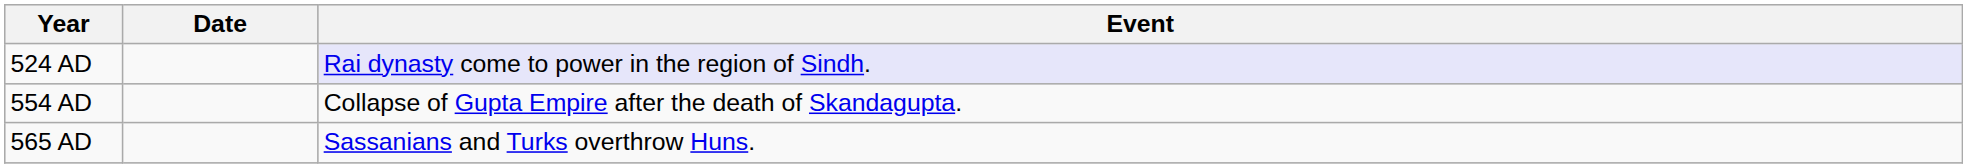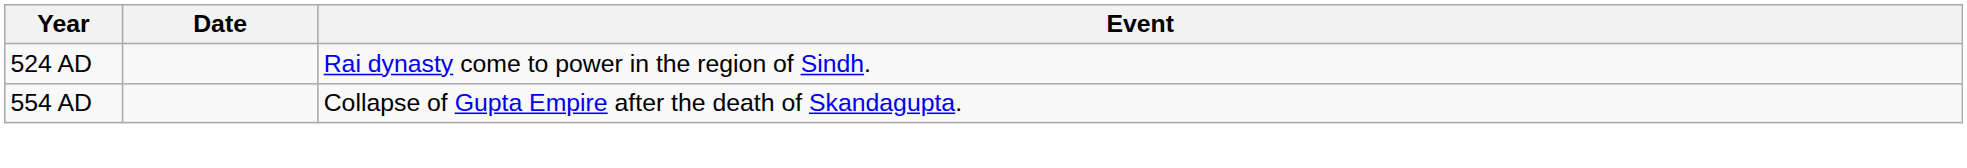(597, 63) lavender background -> (597, 63) no background
- row: (51, 142)
